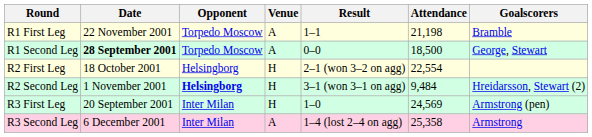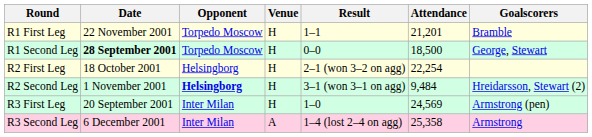(272, 31) A -> (272, 31) H
(426, 31) 21,198 -> (426, 31) 21,201
(272, 50) A -> (272, 50) H
(426, 68) 22,554 -> (426, 68) 22,254
